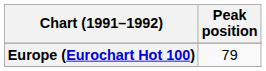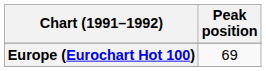(230, 54) 79 -> (230, 54) 69
